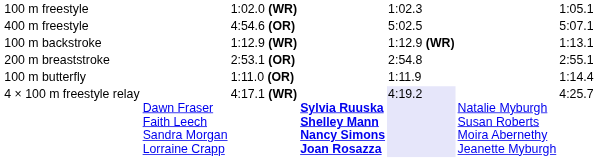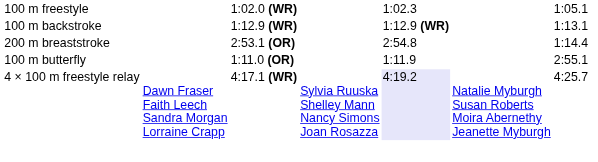- row: (46, 26)
(576, 60) 2:55.1 -> (571, 43) 1:14.4
(576, 77) 1:14.4 -> (571, 60) 2:55.1
(343, 128) bold -> (340, 111) normal
